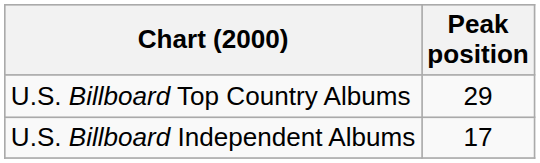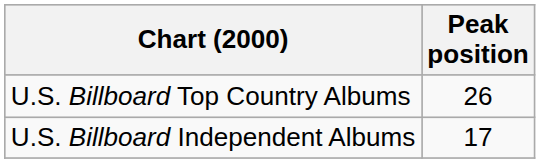(478, 95) 29 -> (478, 95) 26
